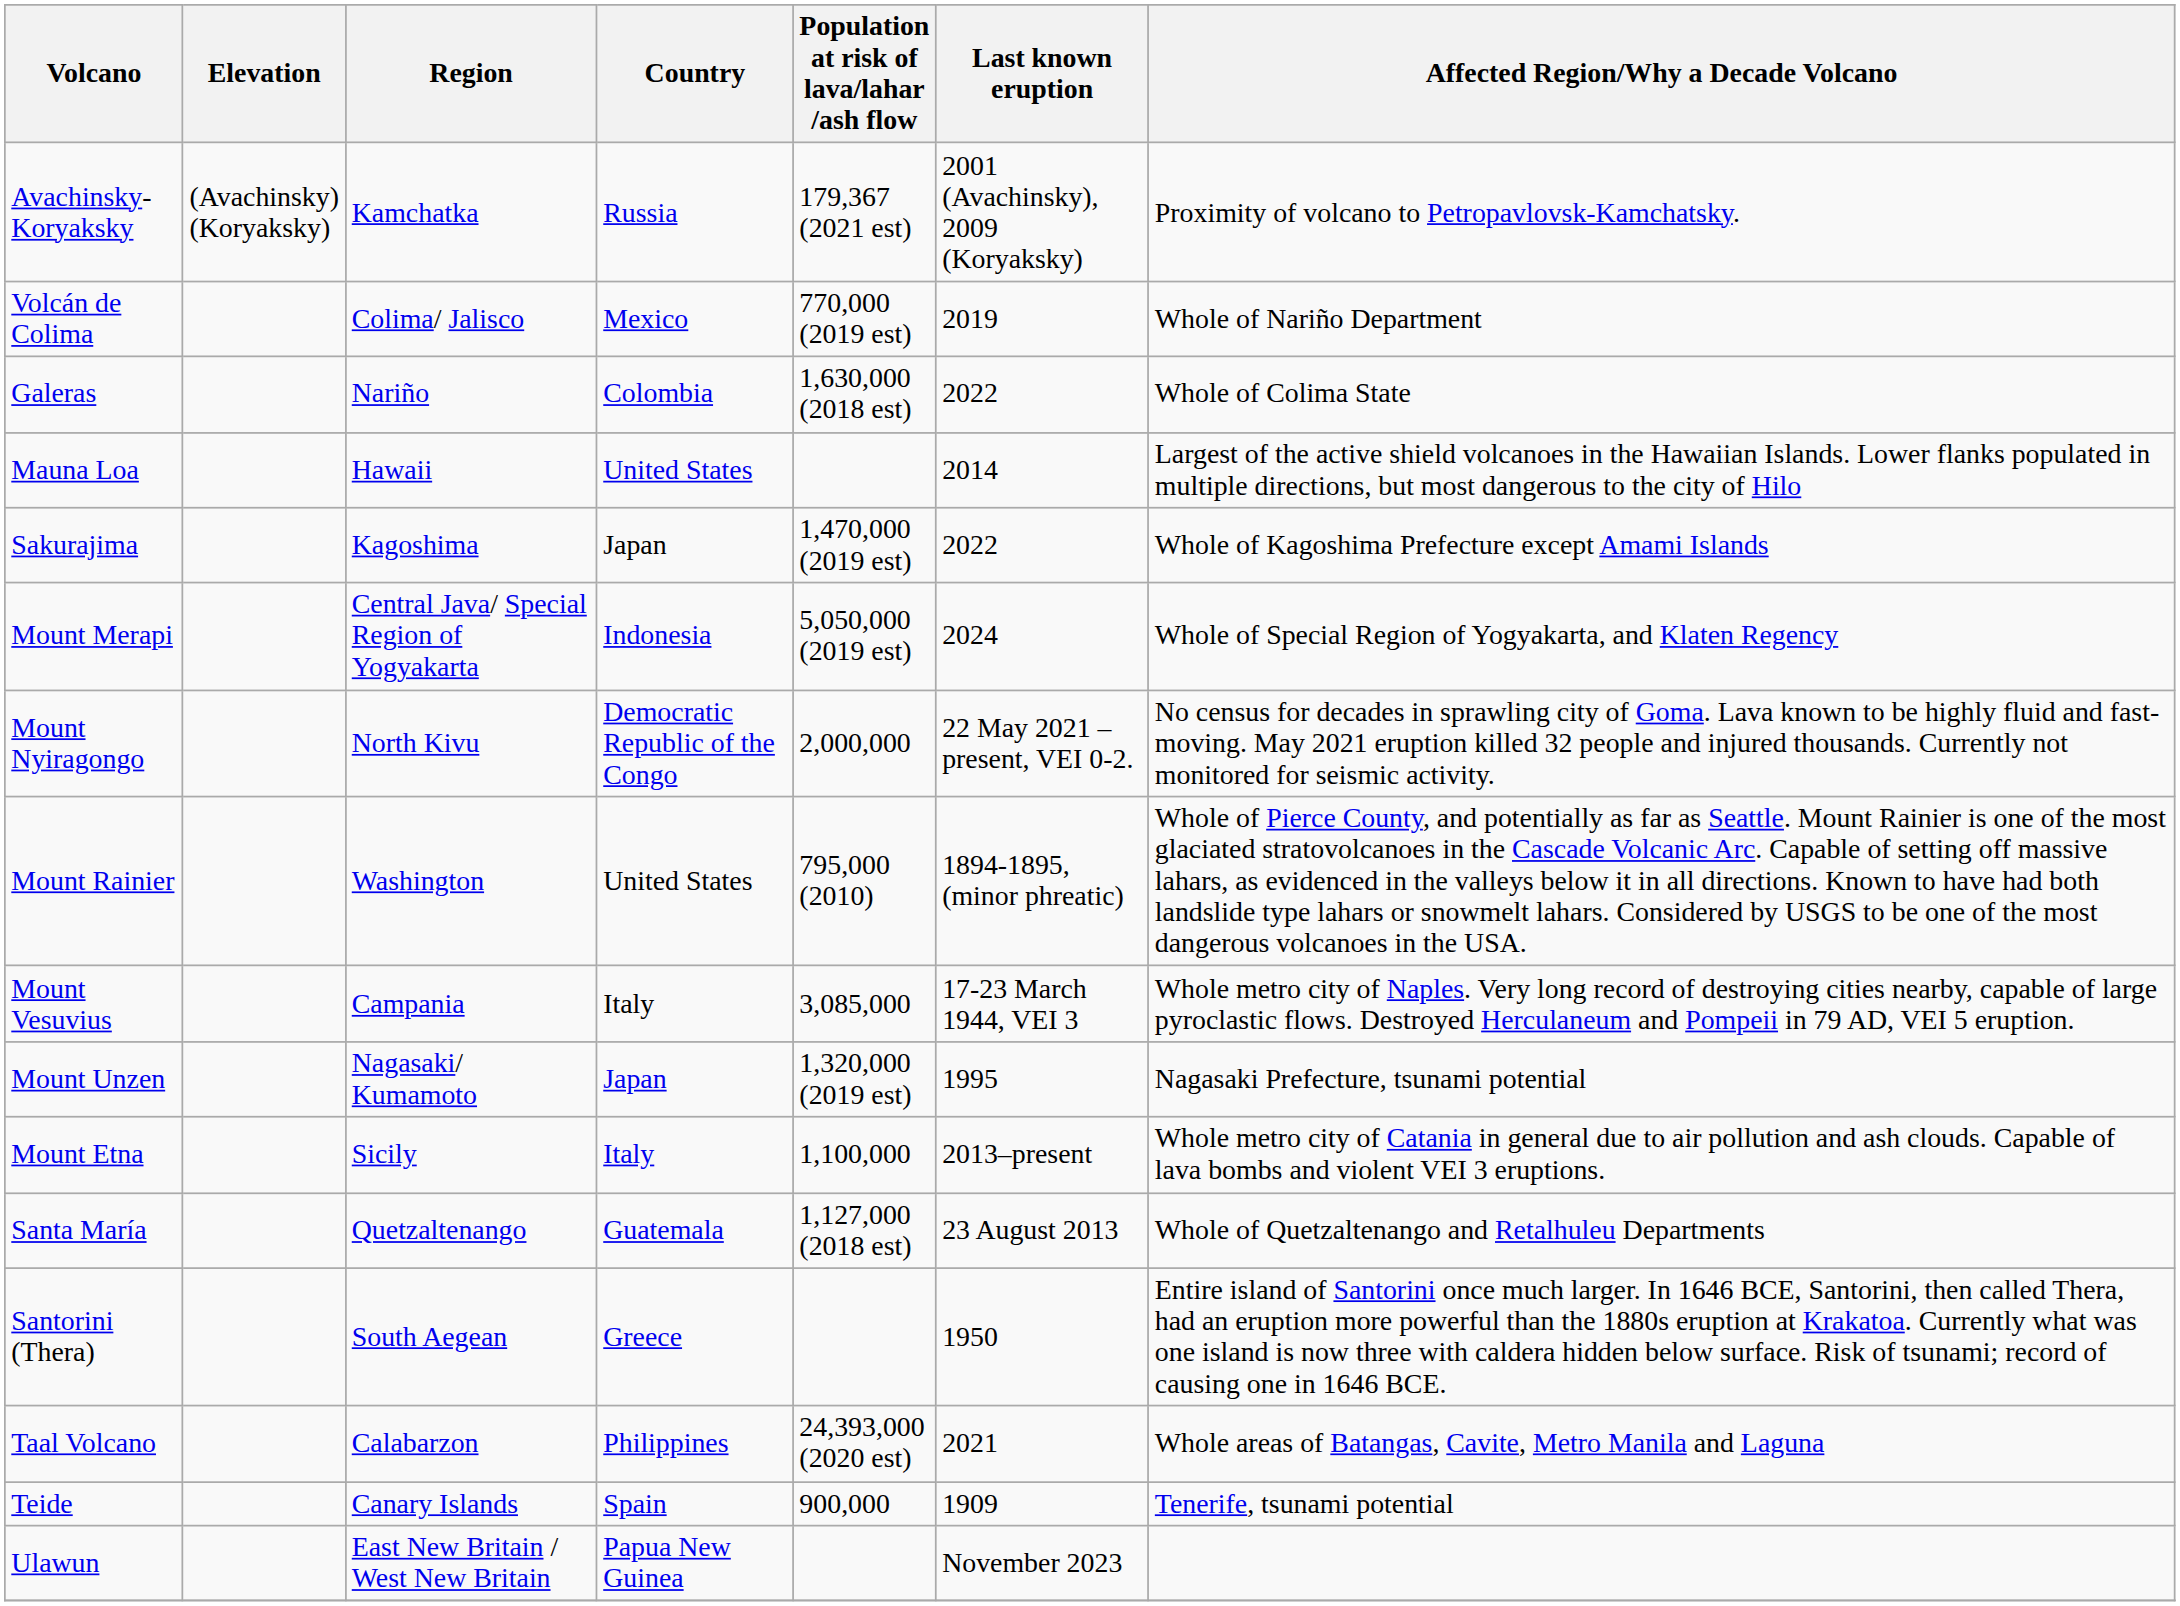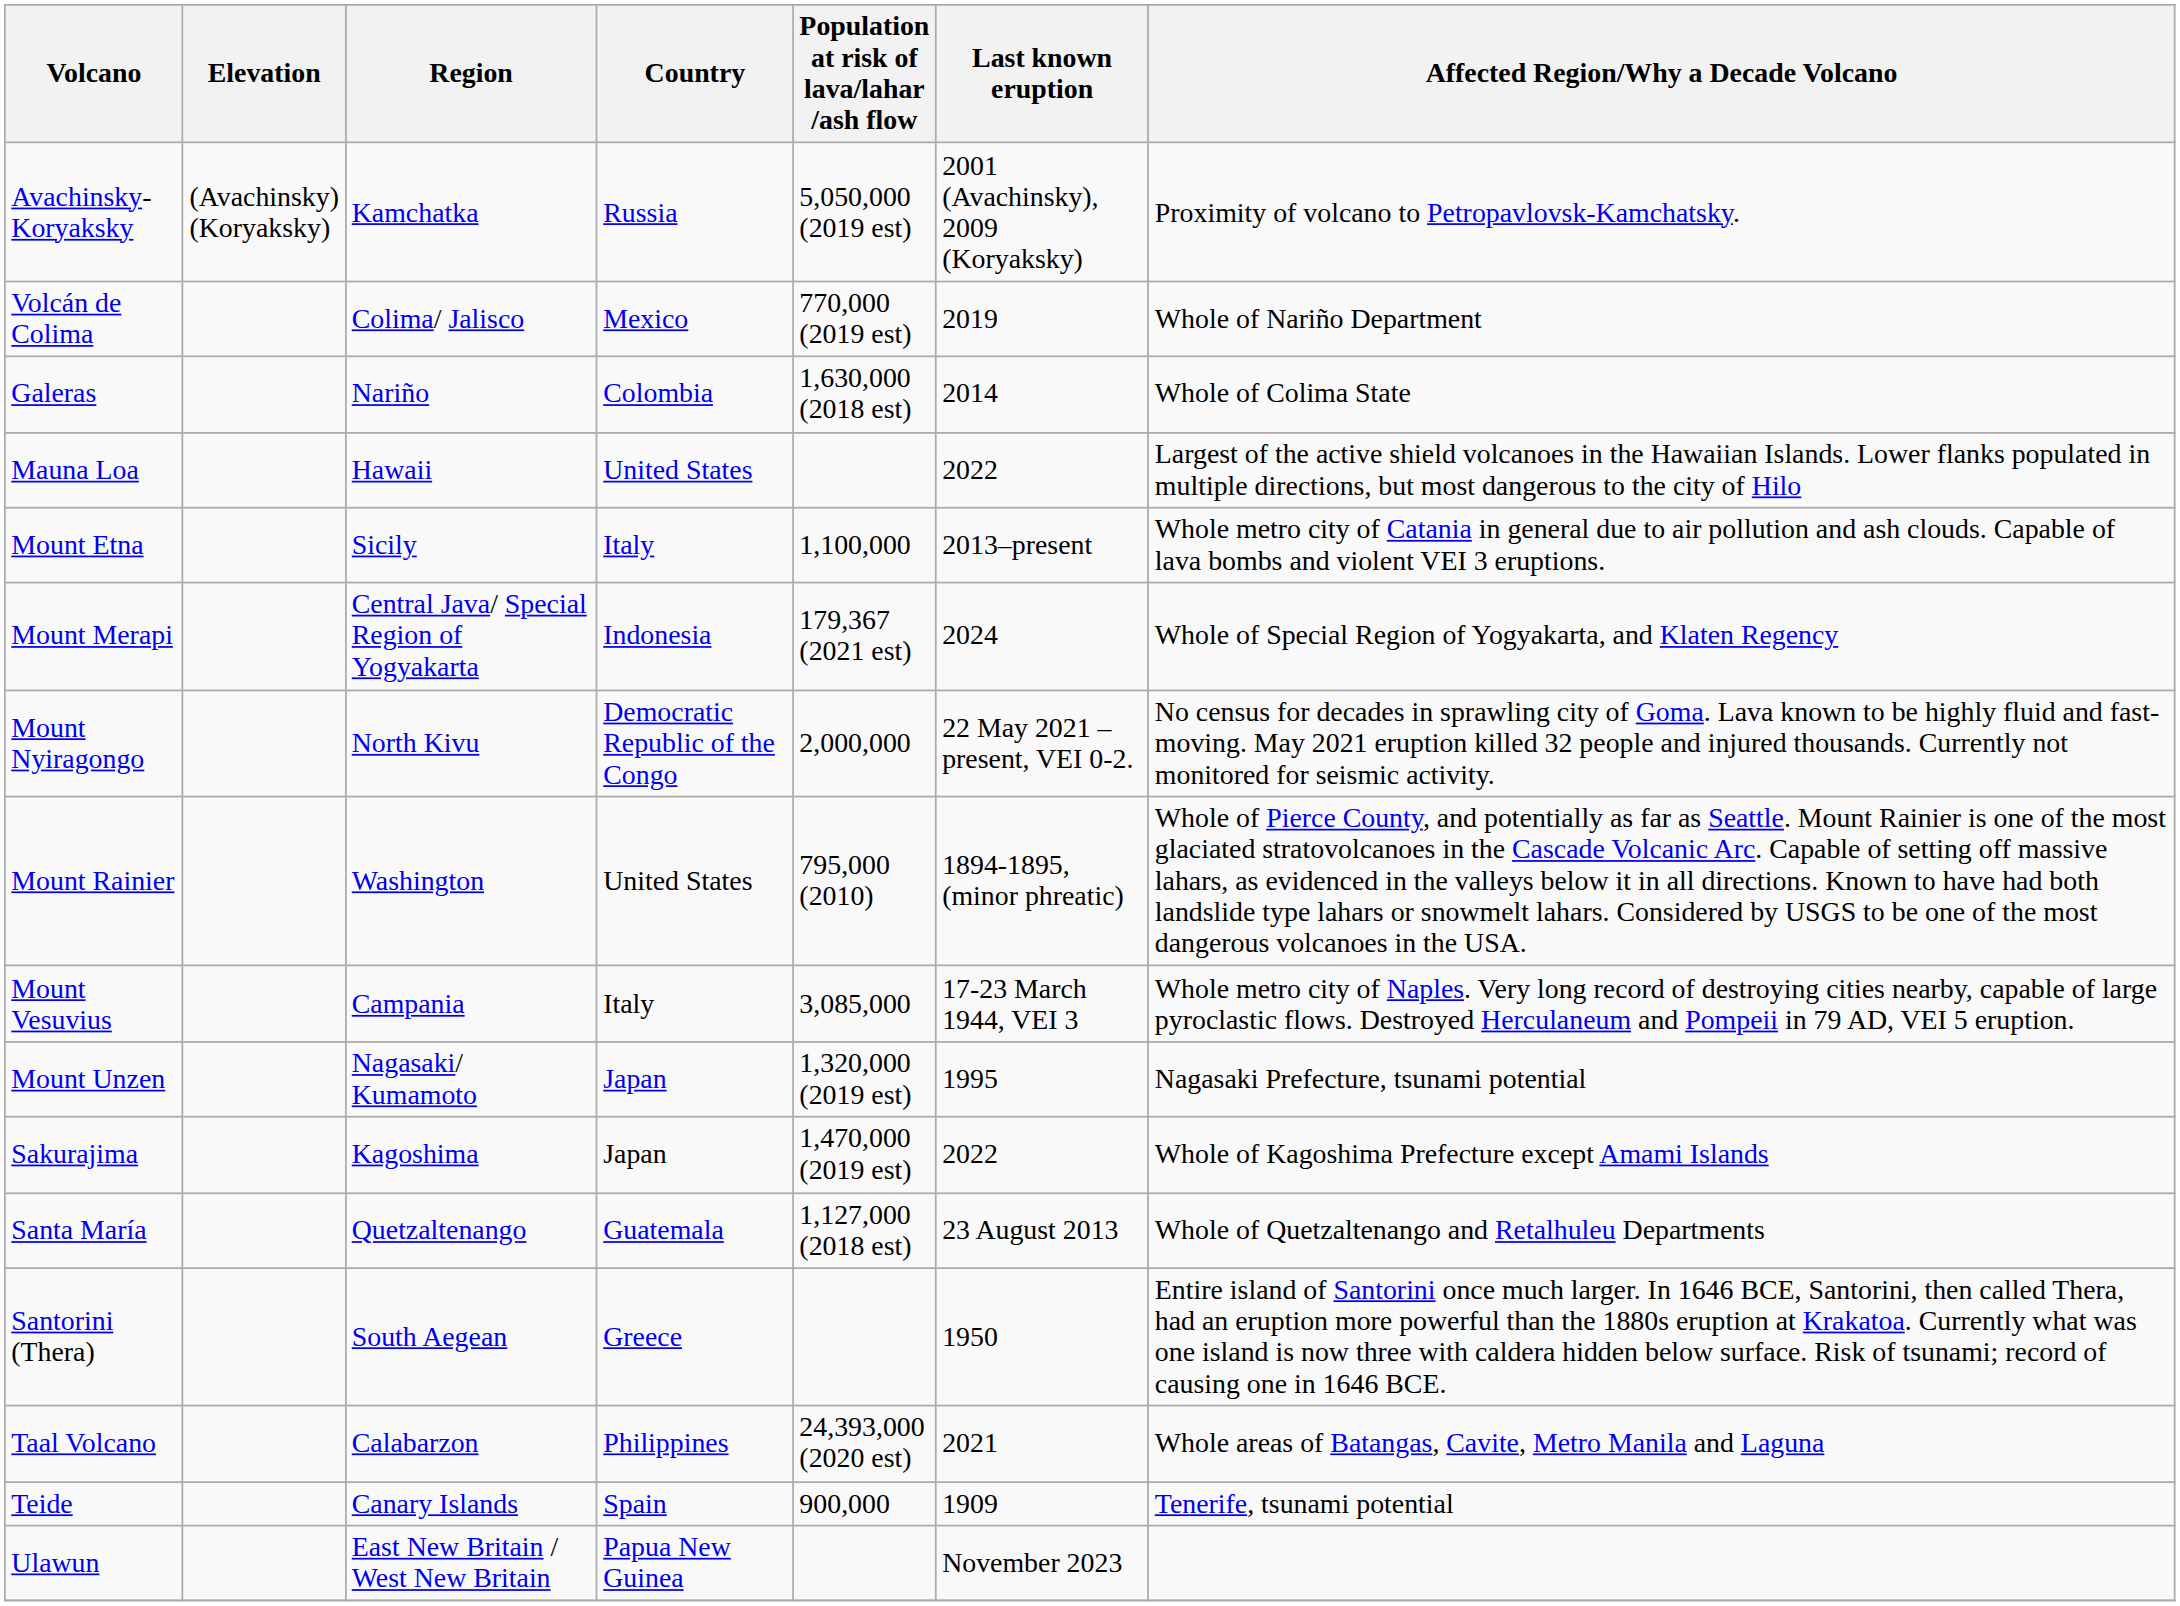(855, 211) 179,367 (2021 est) -> (855, 211) 5,050,000 (2019 est)
(970, 393) 2022 -> (970, 393) 2014
(970, 469) 2014 -> (970, 469) 2022
rows swapped: (77, 1154) <-> (75, 544)
(855, 636) 5,050,000 (2019 est) -> (855, 636) 179,367 (2021 est)
